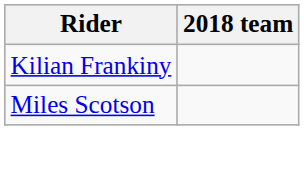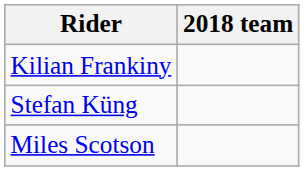+ row: (74, 104)
